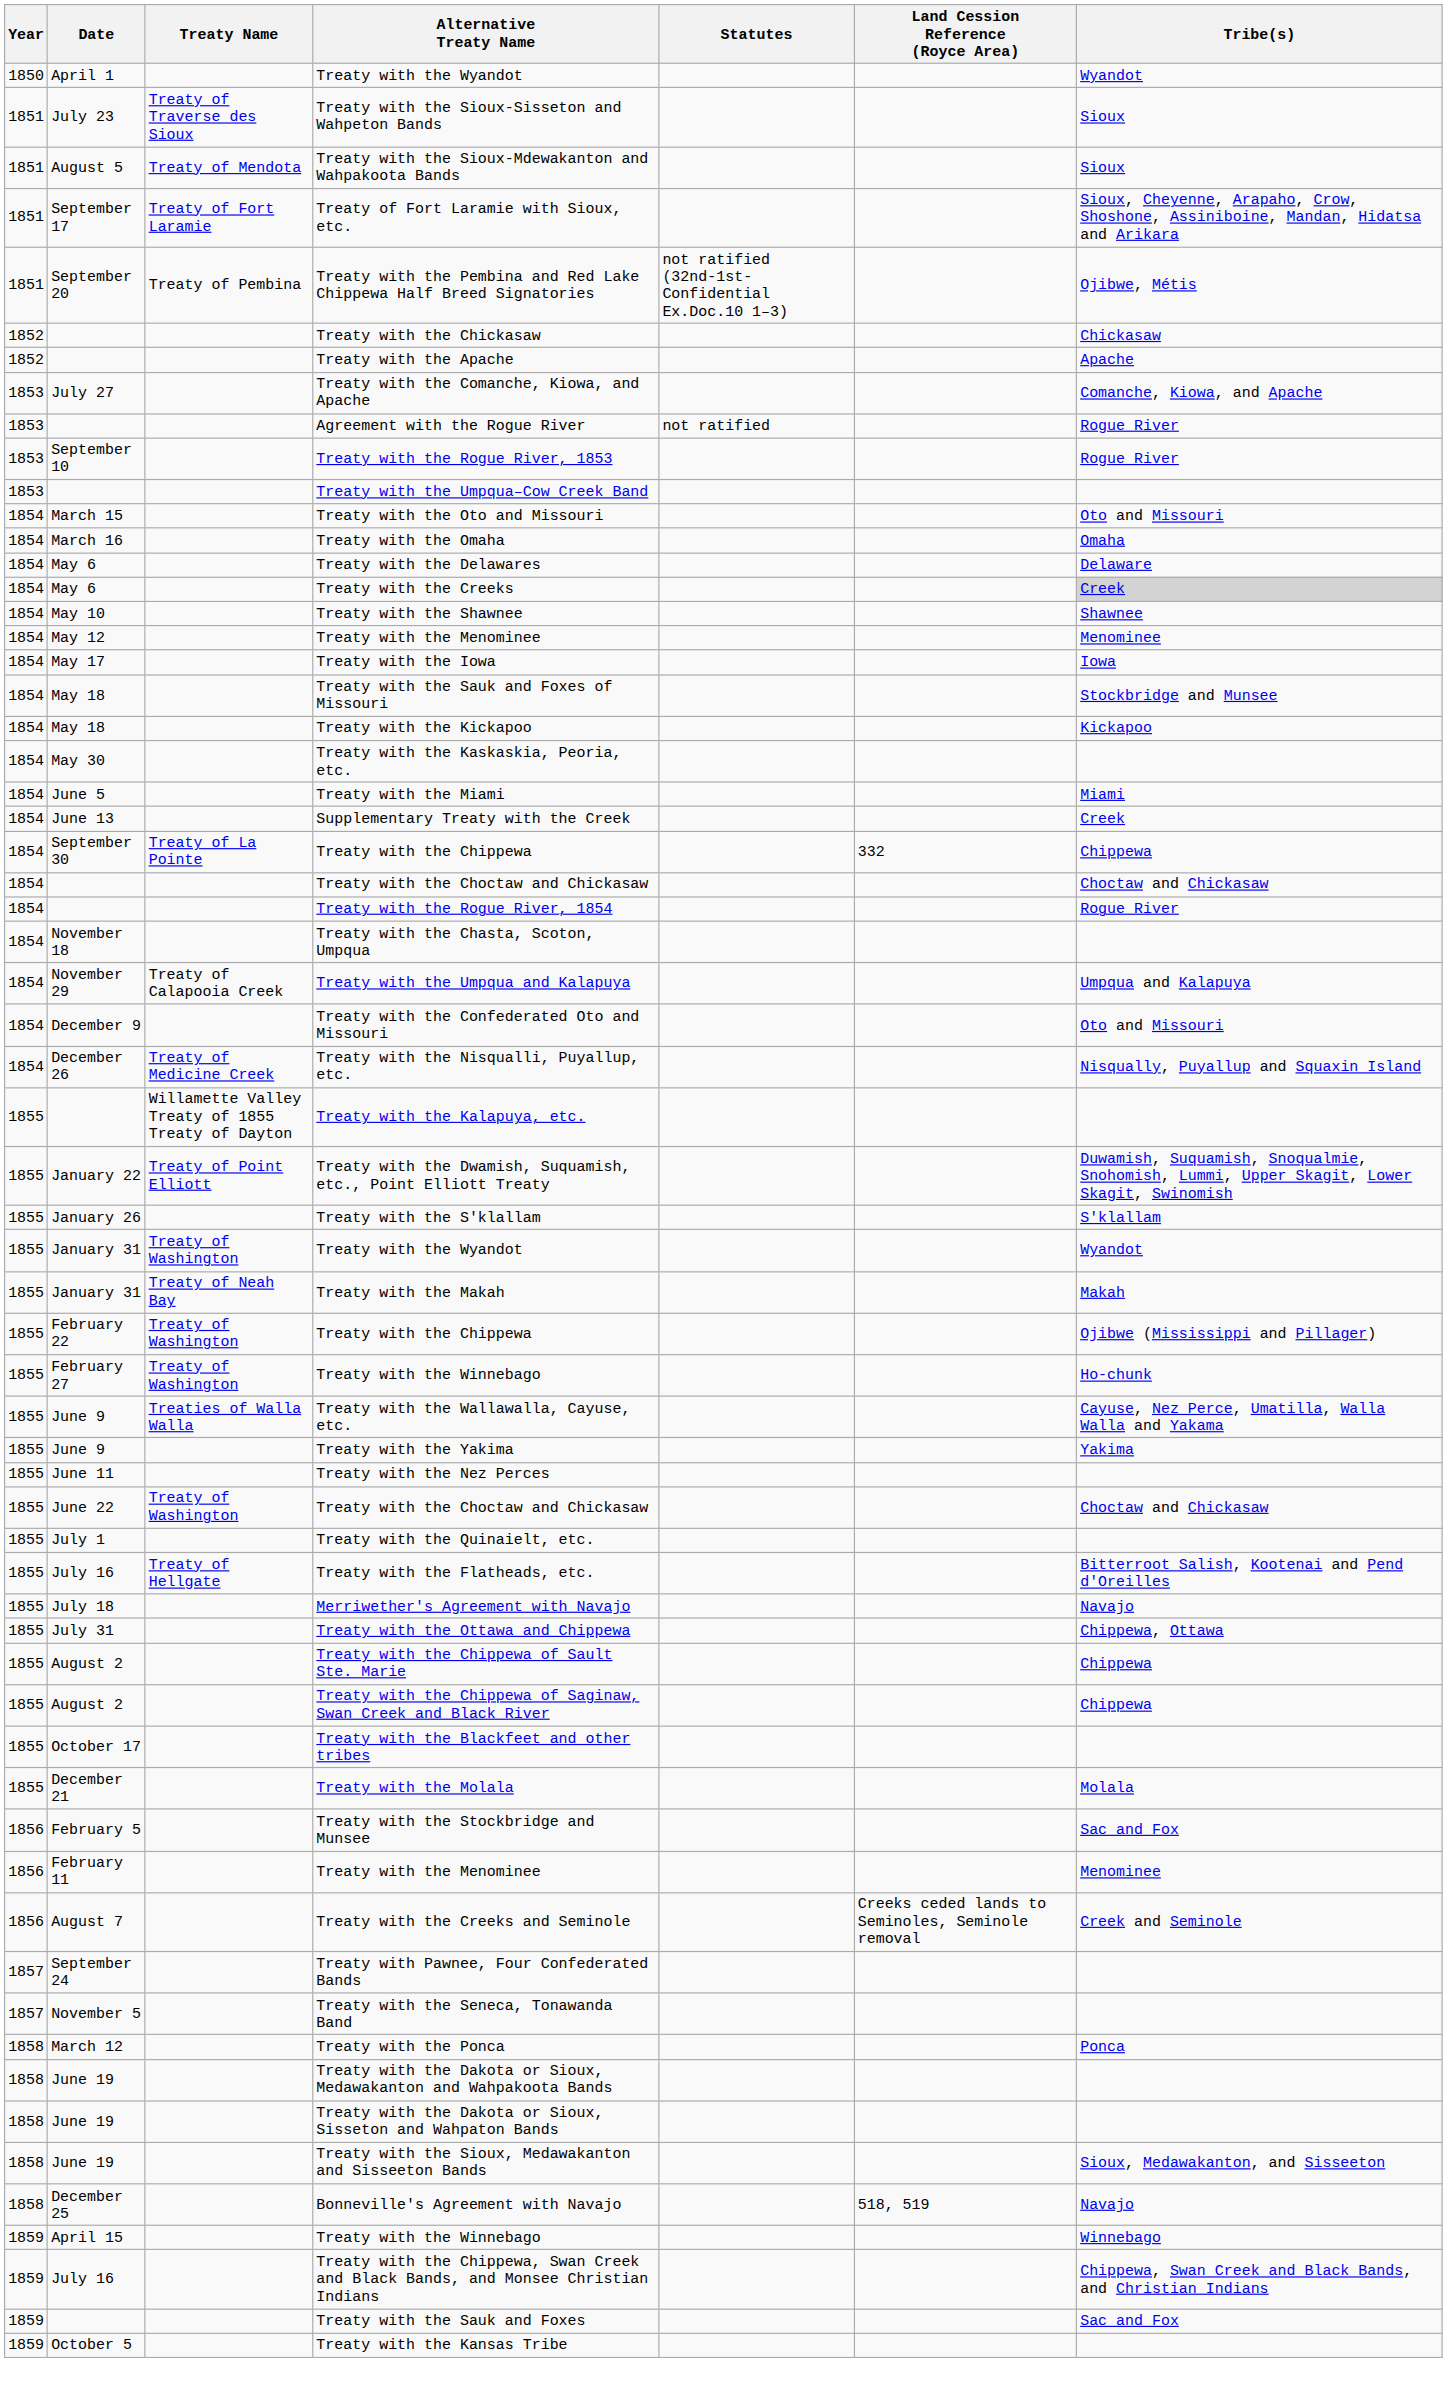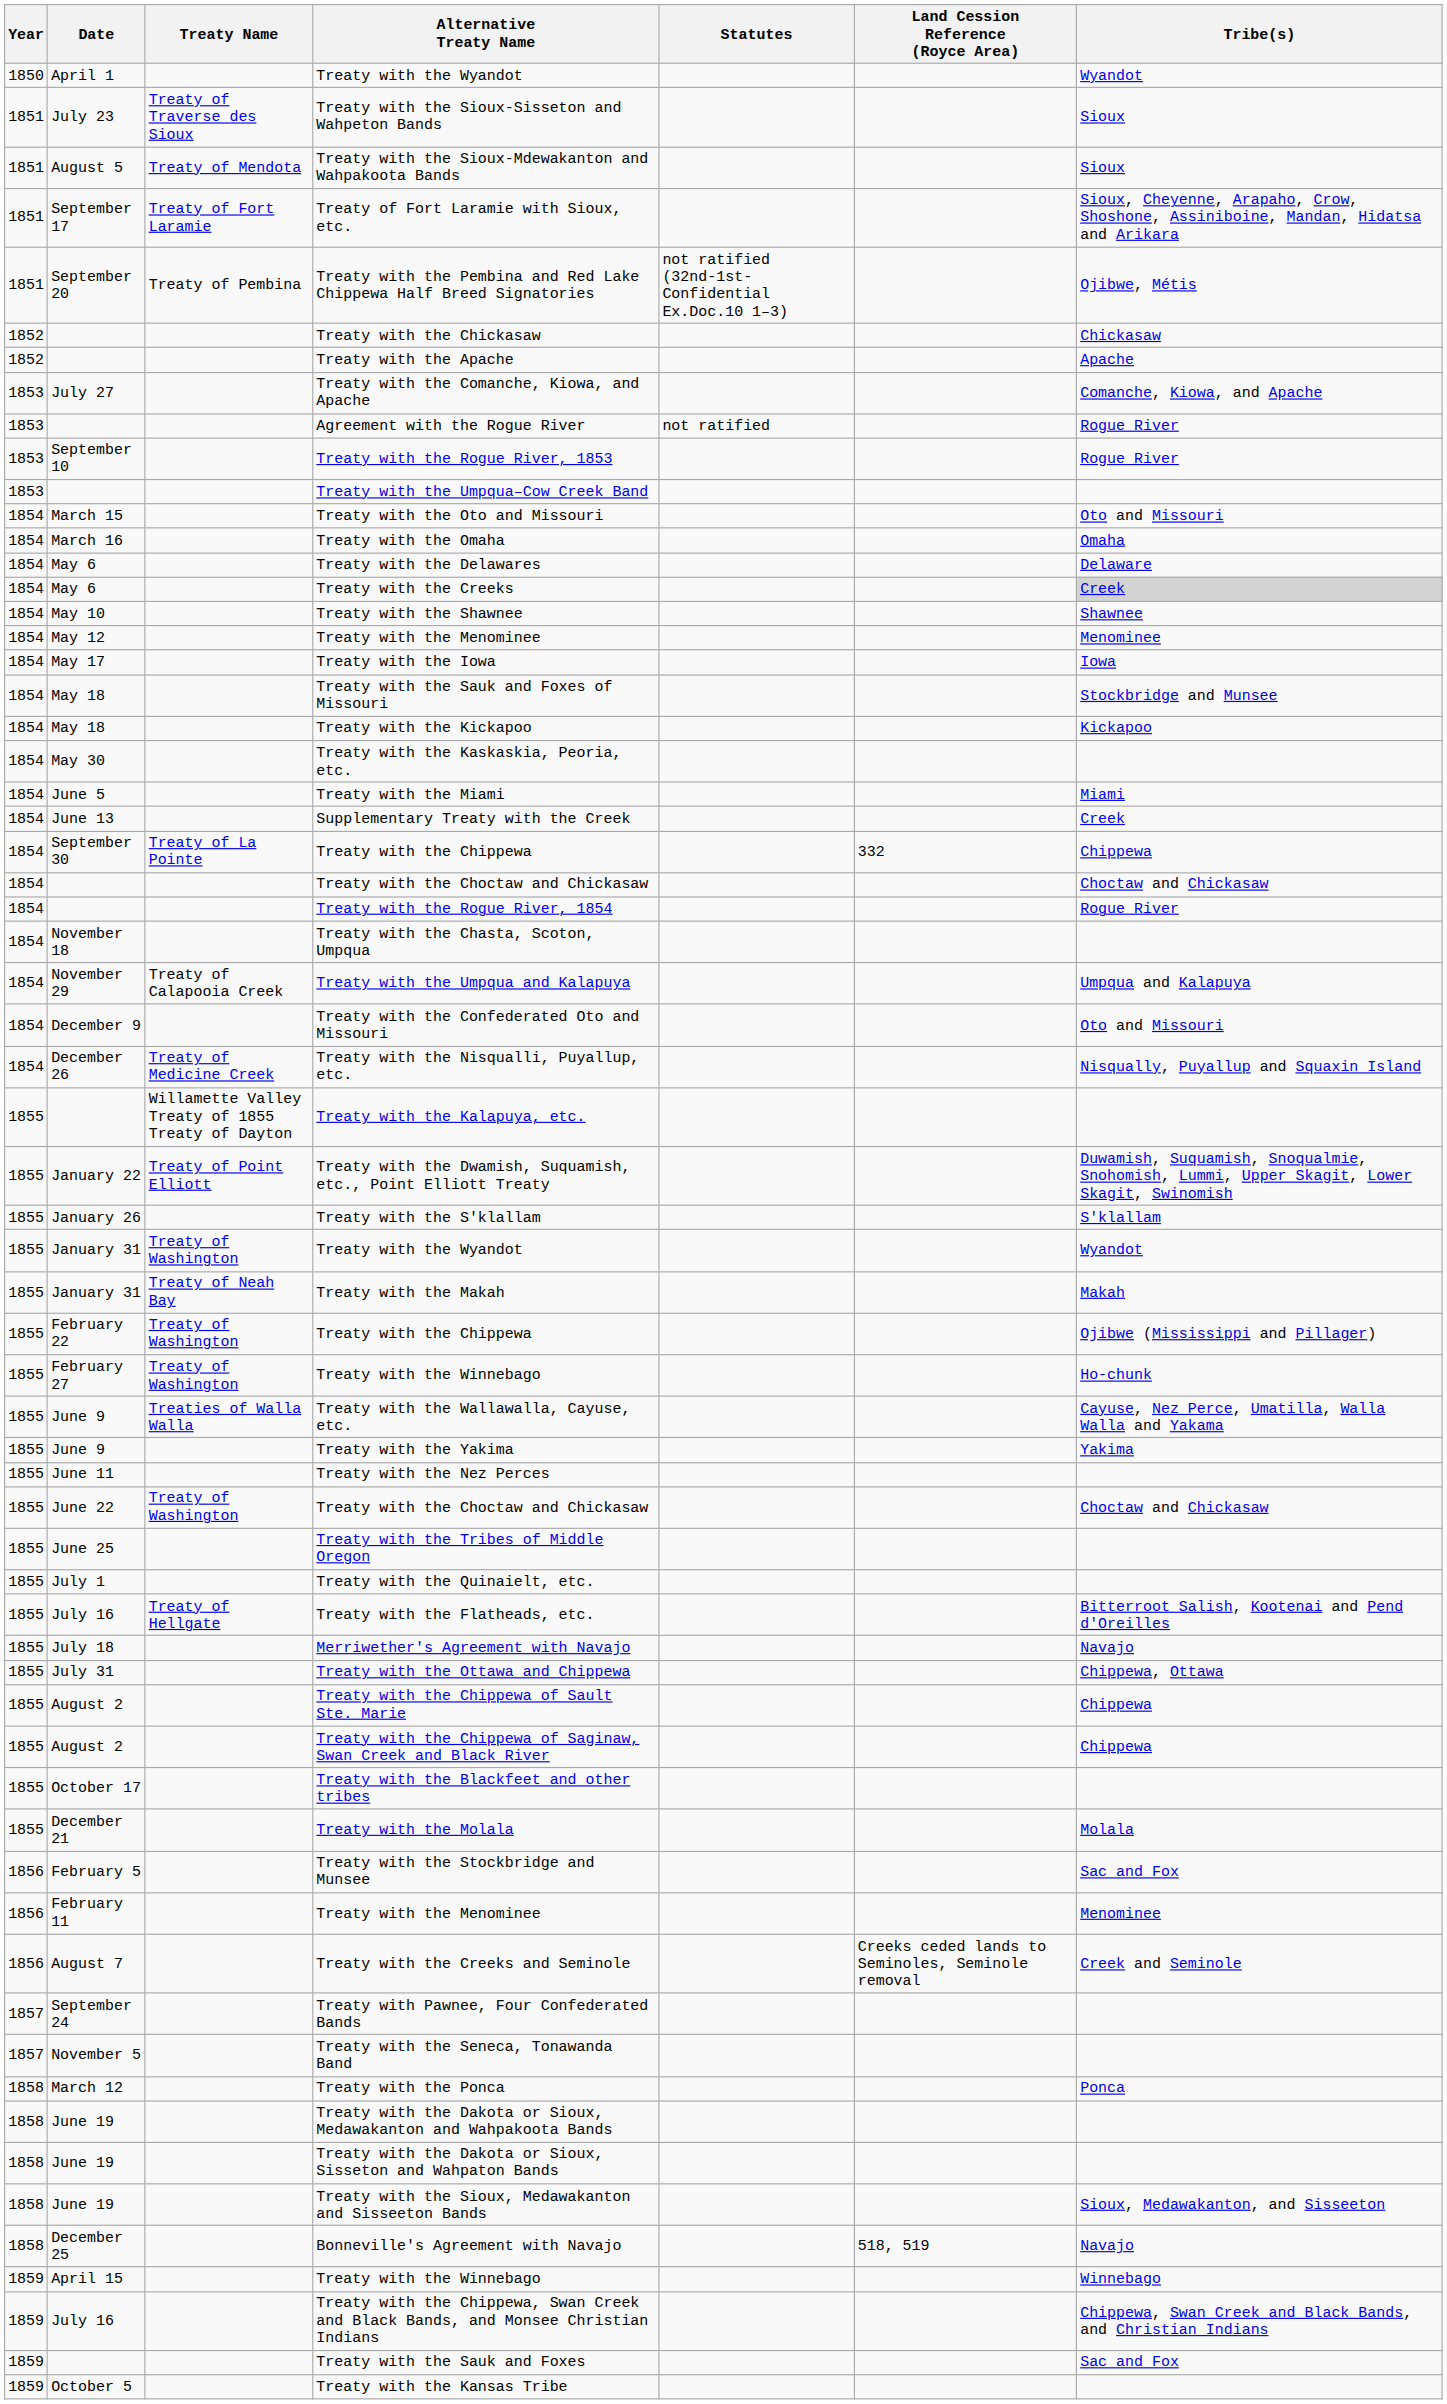+ row: (83, 1549)
